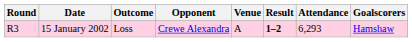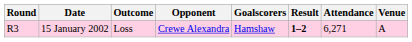columns swapped: (248, 12) <-> (379, 12)
(310, 28) 6,293 -> (335, 28) 6,271
